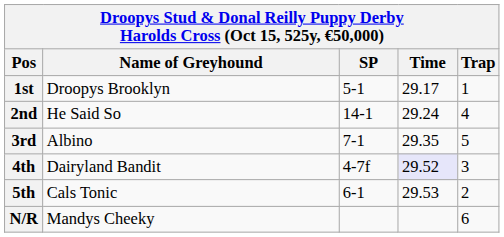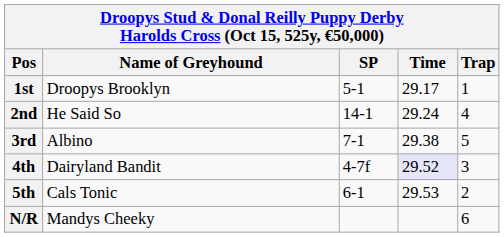(420, 140) 29.35 -> (420, 140) 29.38
